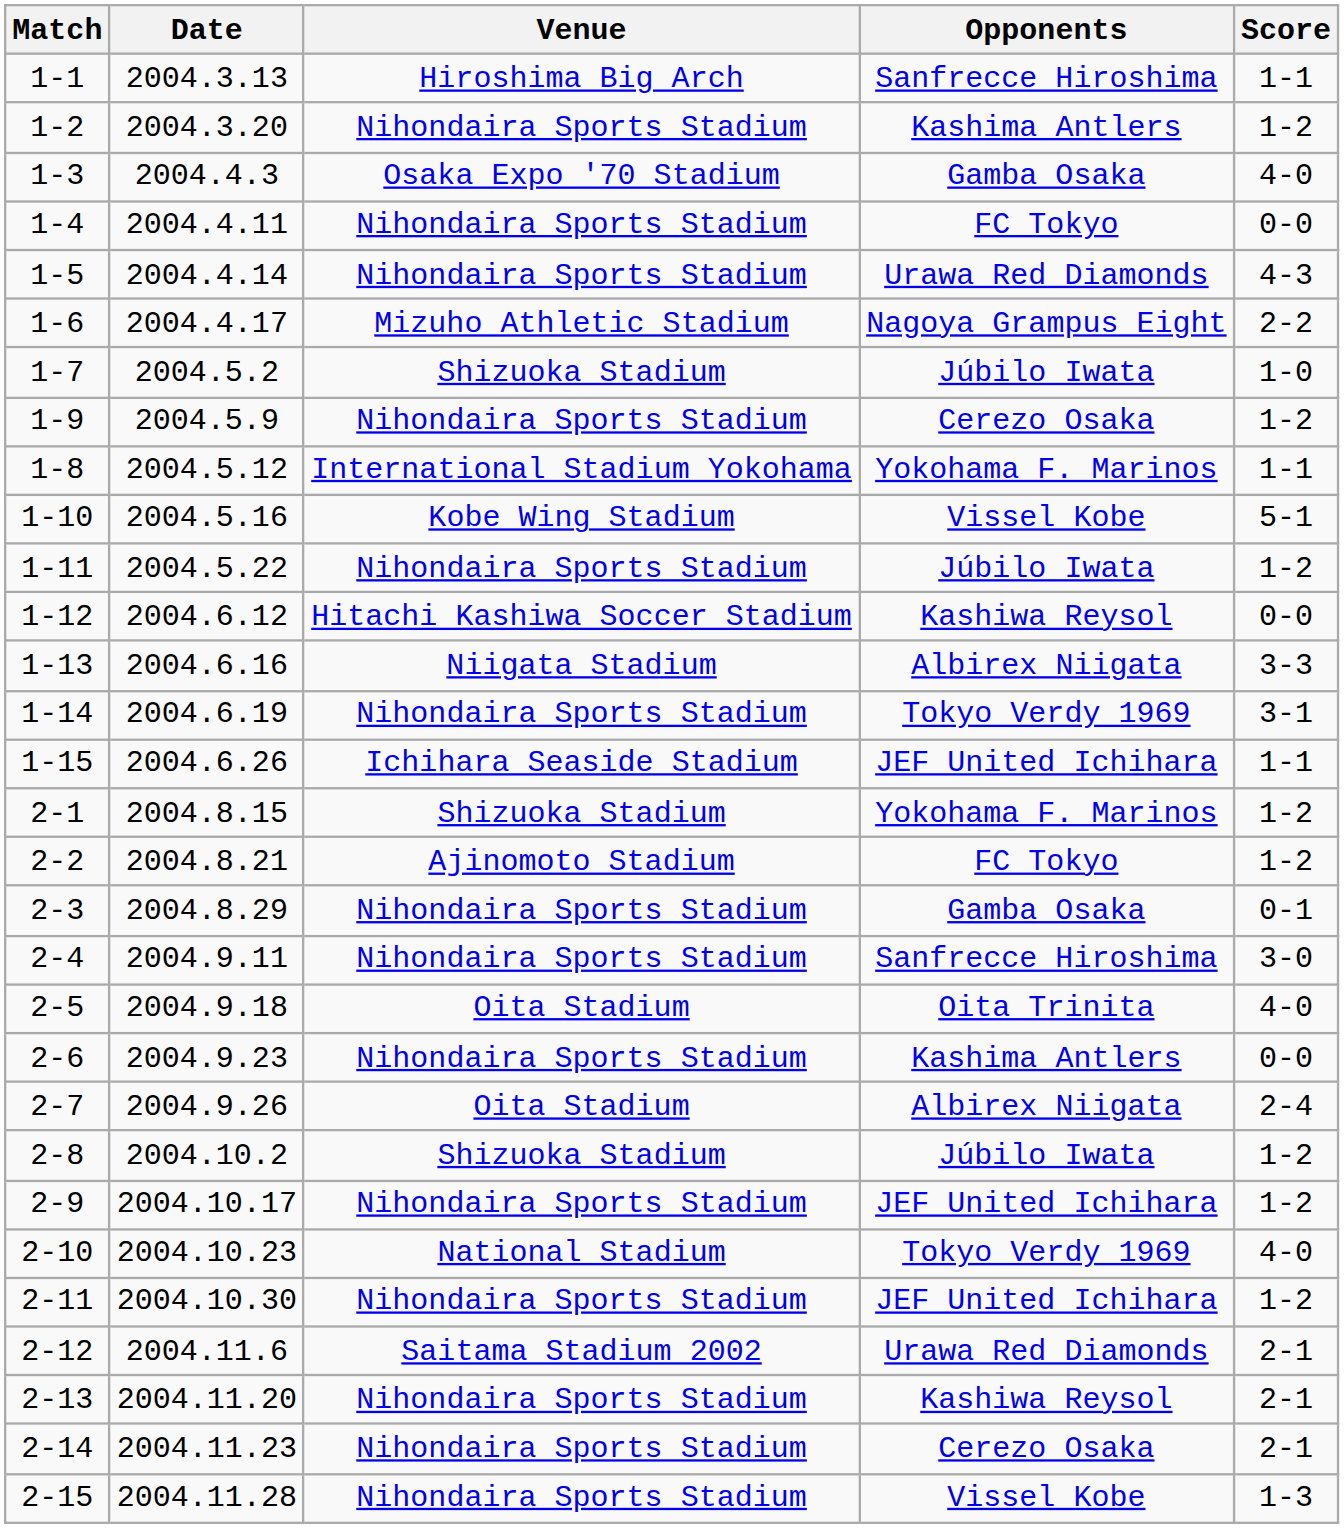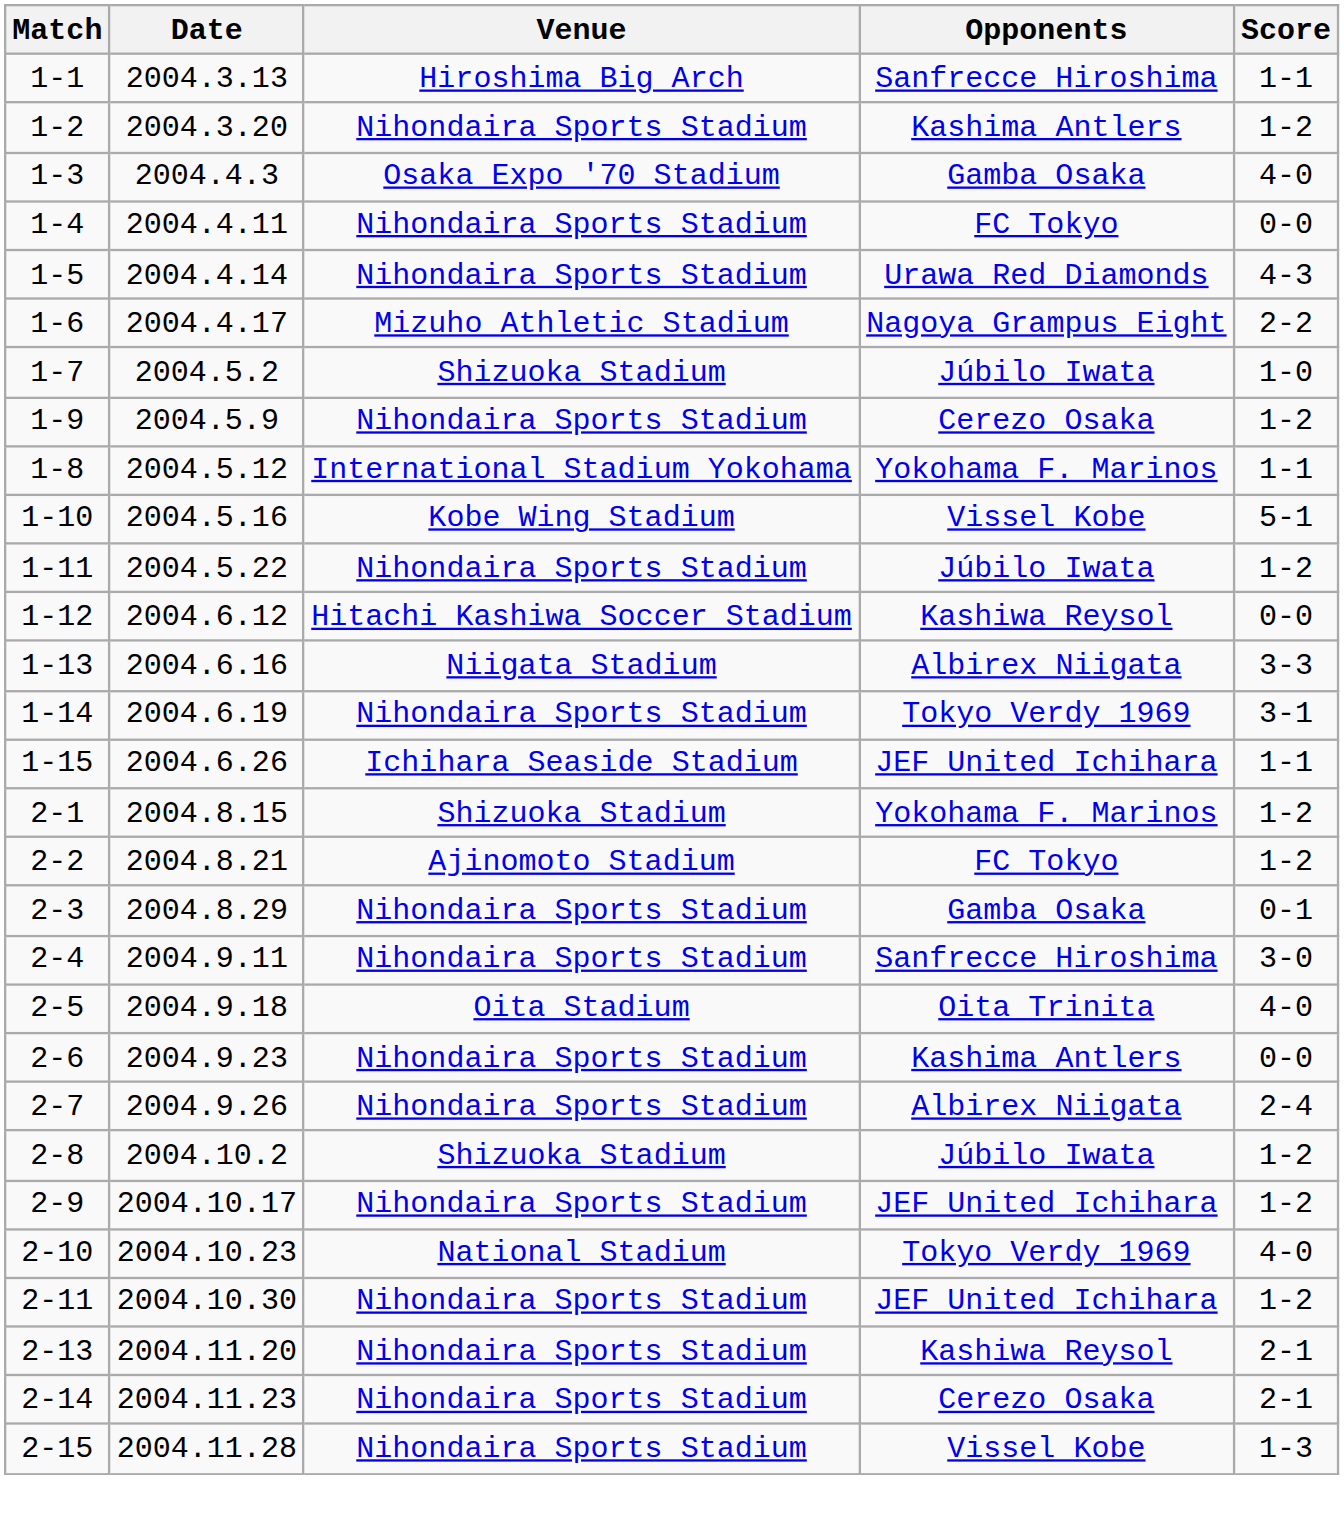(582, 1106) Oita Stadium -> (582, 1106) Nihondaira Sports Stadium
- row: (57, 1351)
